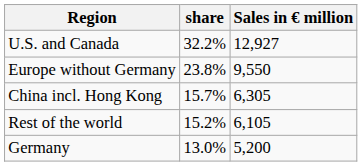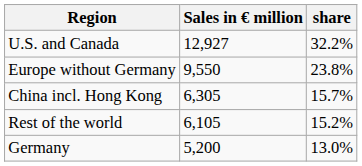columns swapped: (293, 17) <-> (205, 17)
